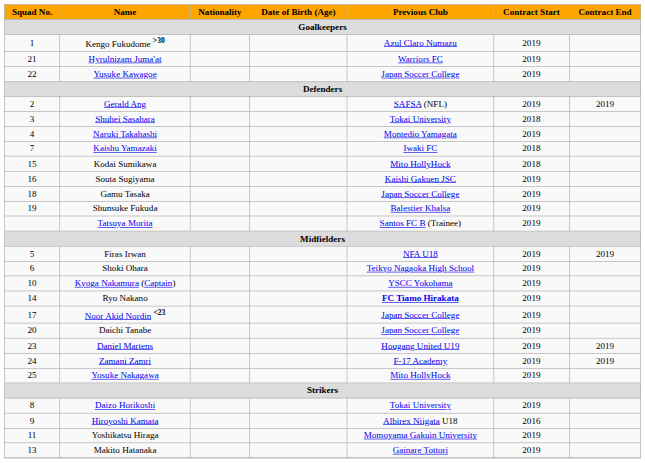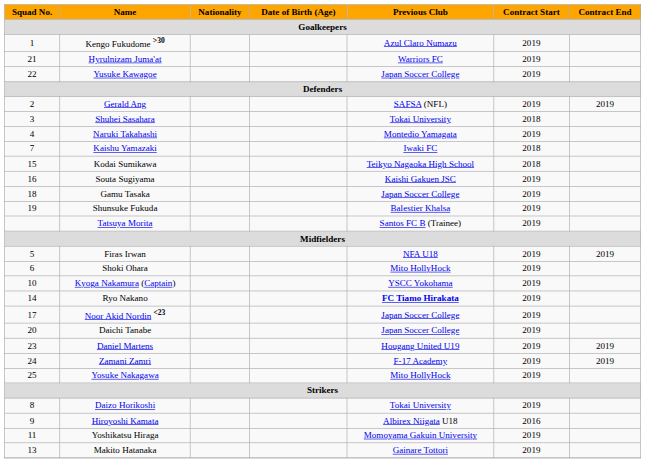(420, 164) Mito HollyHock -> (420, 164) Teikyo Nagaoka High School
(420, 269) Teikyo Nagaoka High School -> (420, 269) Mito HollyHock
